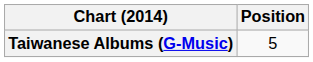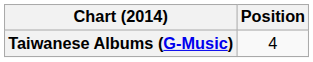(273, 43) 5 -> (273, 43) 4
